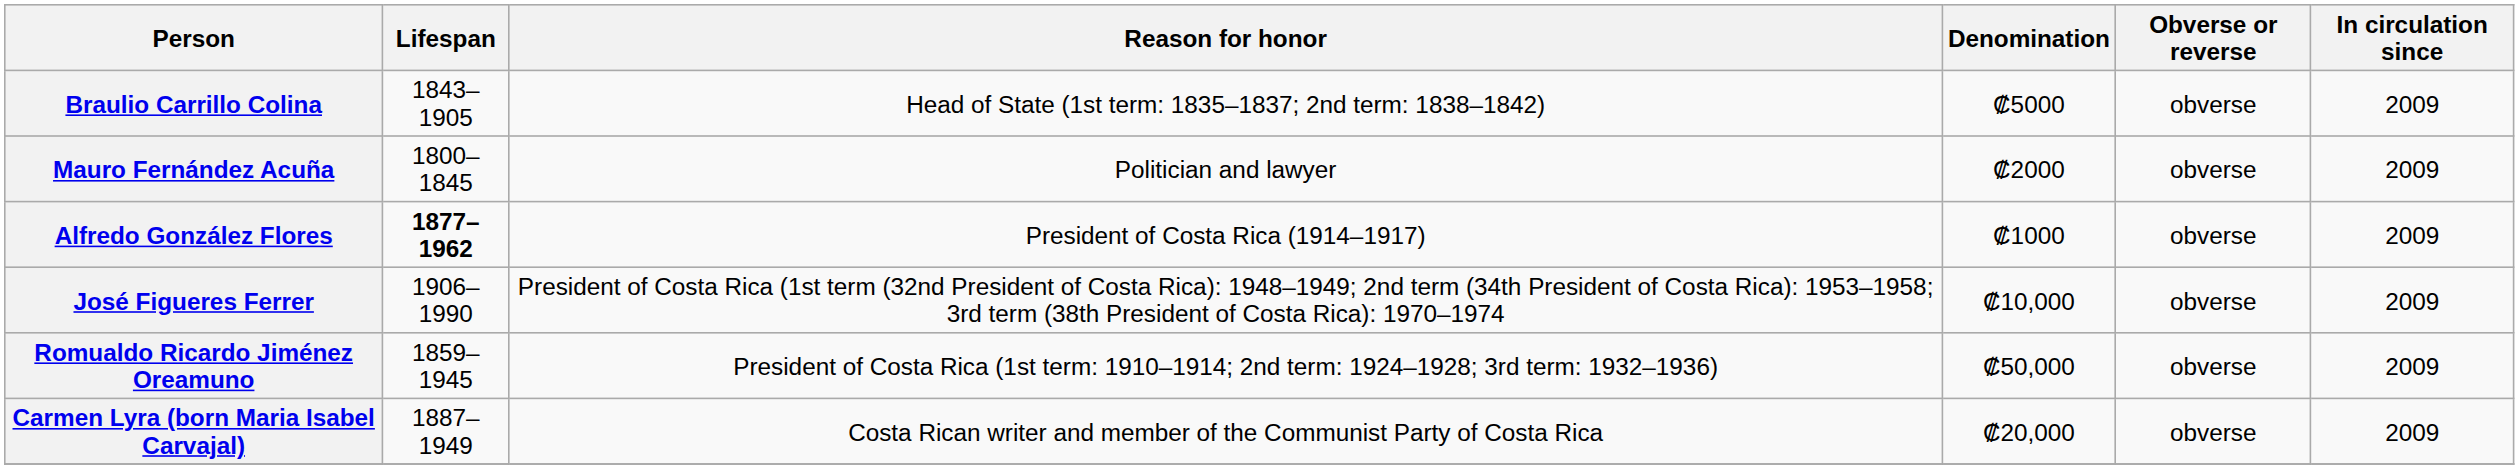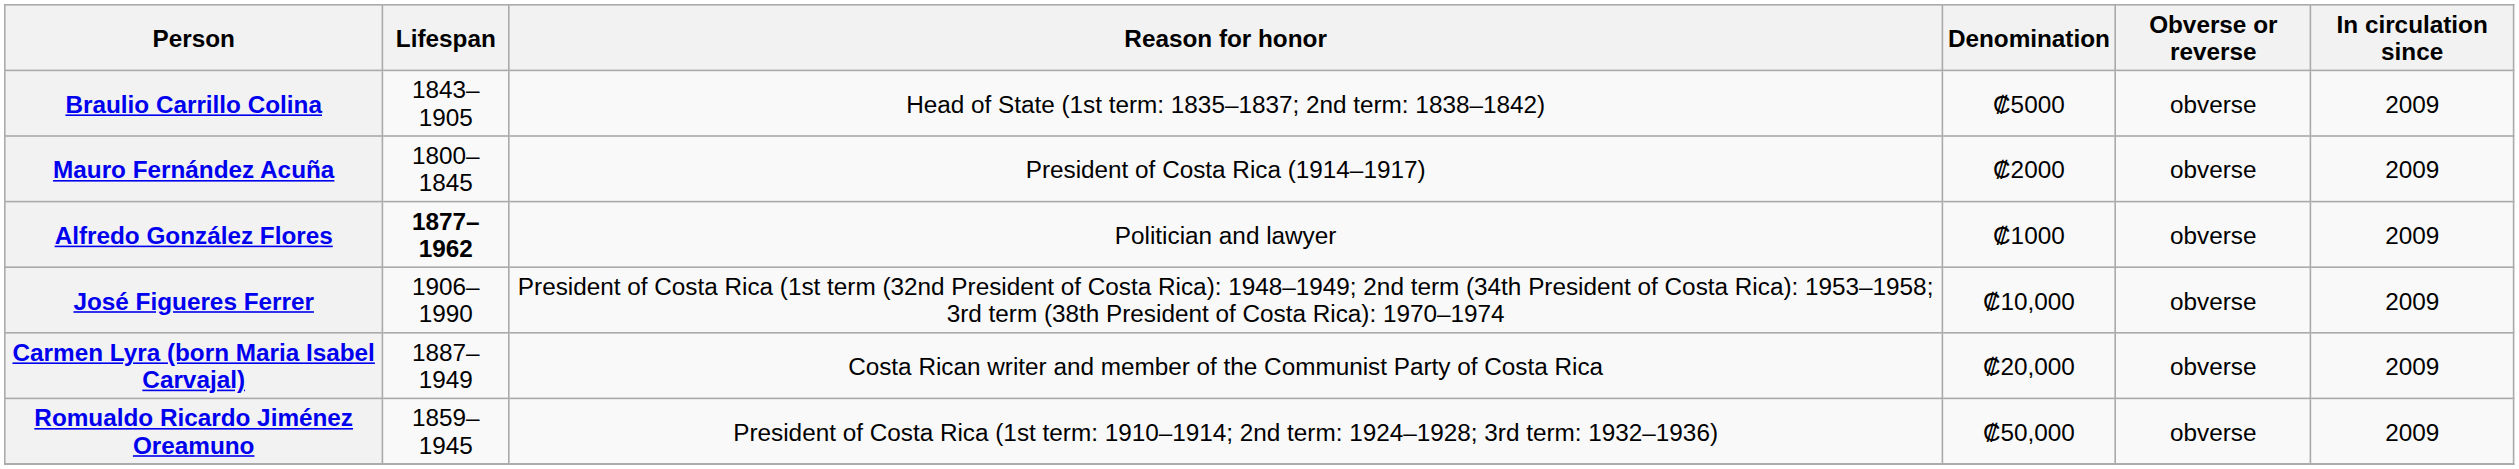(1226, 169) Politician and lawyer -> (1226, 169) President of Costa Rica (1914–1917)
(1226, 235) President of Costa Rica (1914–1917) -> (1226, 235) Politician and lawyer
rows swapped: (194, 432) <-> (194, 366)
